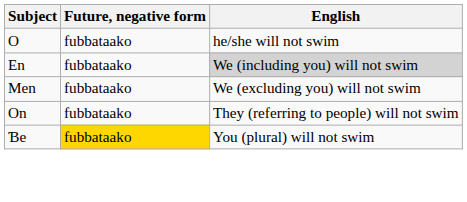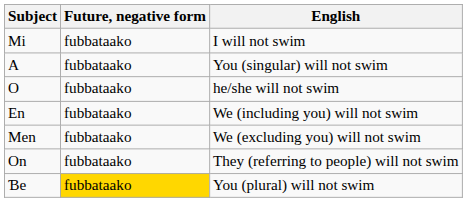+ row: (17, 40)
+ row: (13, 64)
(316, 64) lightgrey background -> (316, 112) no background
